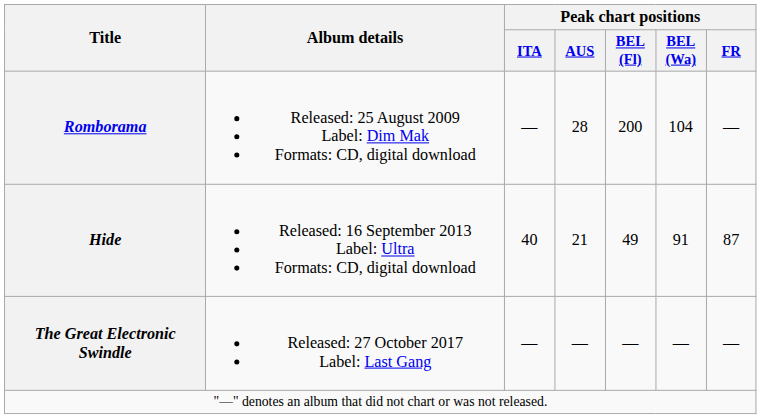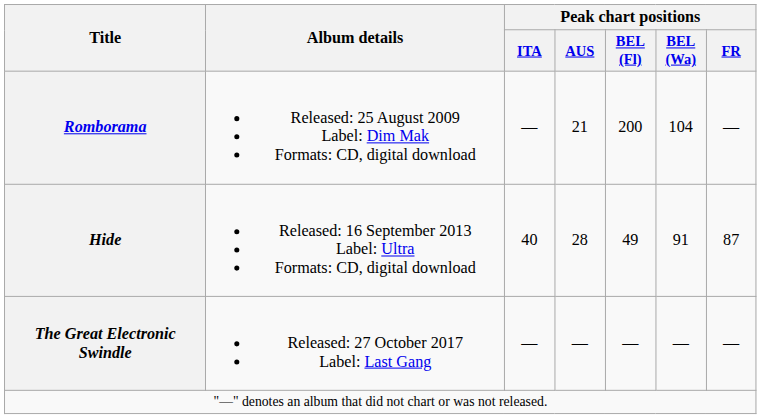(580, 127) 28 -> (580, 127) 21
(580, 240) 21 -> (580, 240) 28
